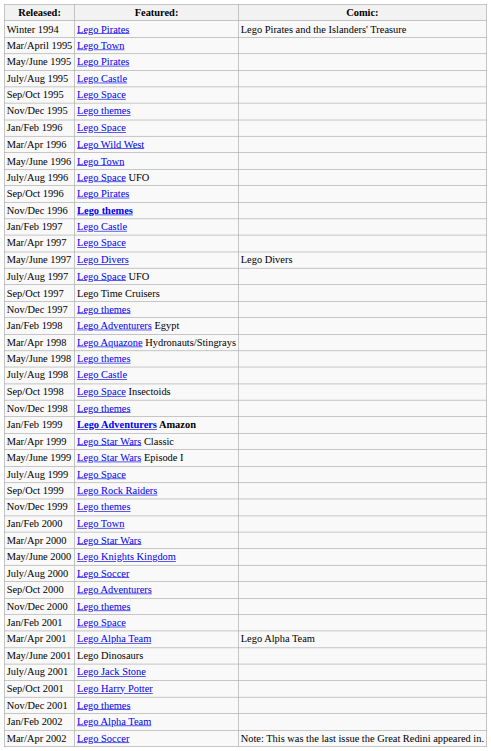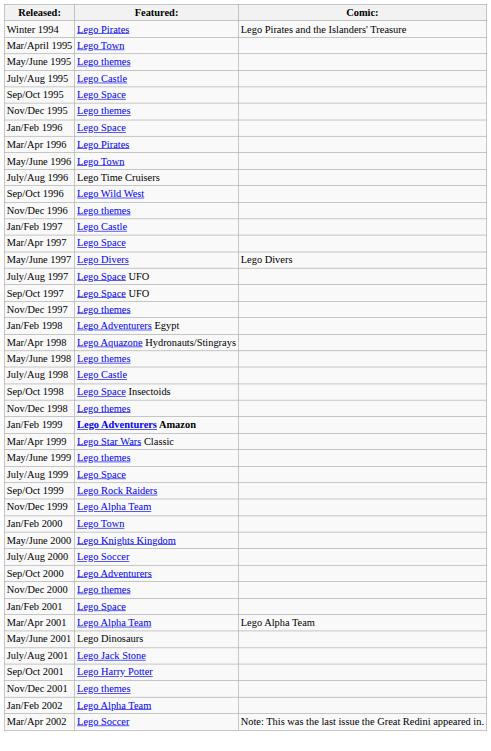(103, 62) Lego Pirates -> (104, 62) Lego themes
(111, 144) Lego Wild West -> (103, 144) Lego Pirates
(113, 177) Lego Space UFO -> (118, 177) Lego Time Cruisers
(103, 194) Lego Pirates -> (111, 194) Lego Wild West
(105, 210) bold -> (104, 210) normal
(118, 293) Lego Time Cruisers -> (113, 293) Lego Space UFO
(130, 458) Lego Star Wars Episode I -> (104, 458) Lego themes
(104, 507) Lego themes -> (114, 507) Lego Alpha Team
- row: (37, 540)
